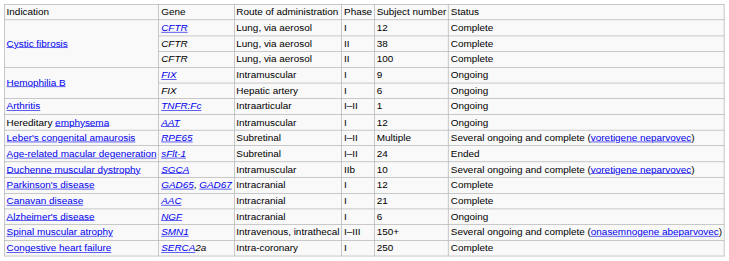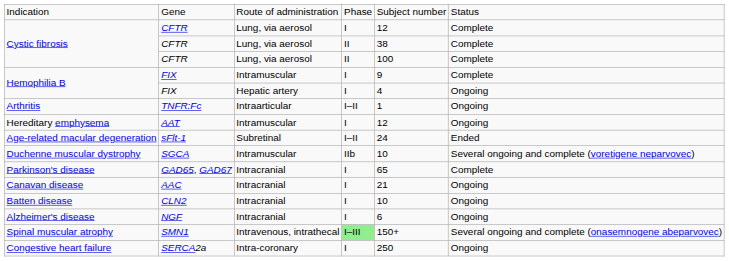(470, 75) Ongoing -> (472, 75) Complete
(379, 91) 6 -> (379, 91) 4
- row: (71, 138)
(382, 185) 12 -> (382, 169) 65
(472, 201) Complete -> (470, 185) Ongoing
+ row: (39, 201)
(352, 232) no background -> (352, 232) lightgreen background
(472, 248) Complete -> (470, 248) Ongoing
